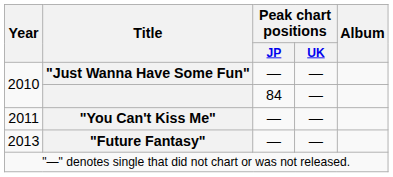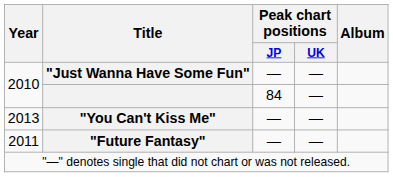(24, 118) 2011 -> (24, 118) 2013
(24, 141) 2013 -> (24, 141) 2011
